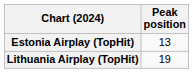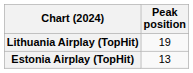rows swapped: (73, 42) <-> (73, 59)
